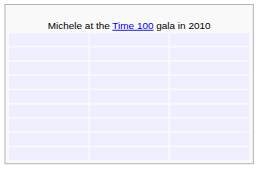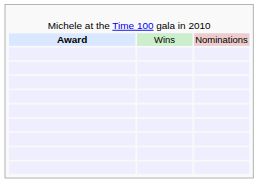+ row: (72, 40)
